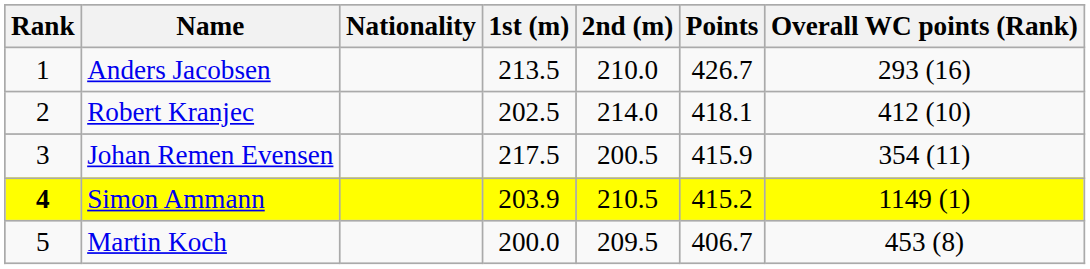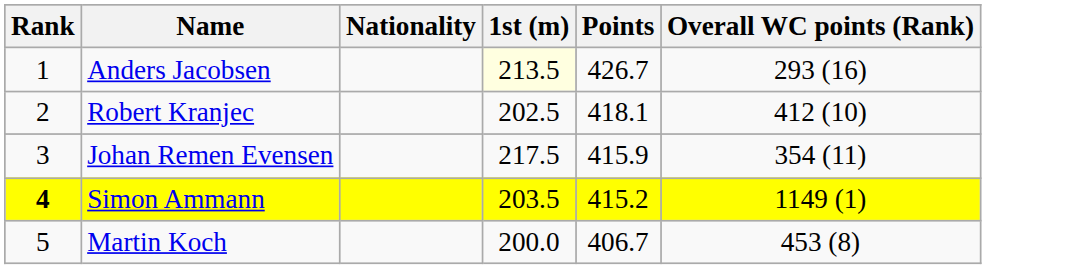- column: (628, 26)
(529, 69) no background -> (529, 69) lightyellow background
(529, 198) 203.9 -> (529, 198) 203.5
